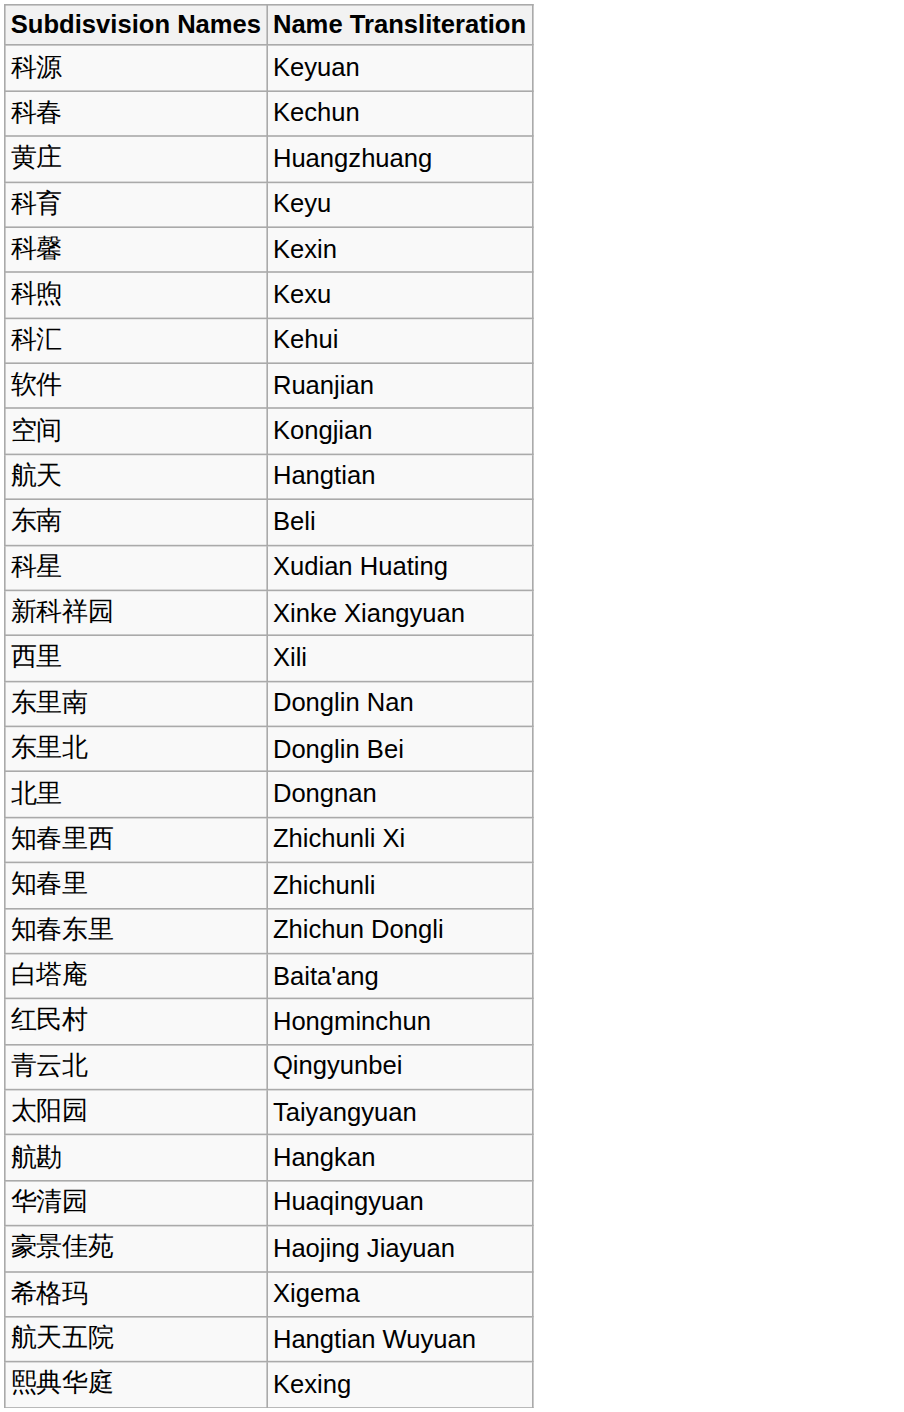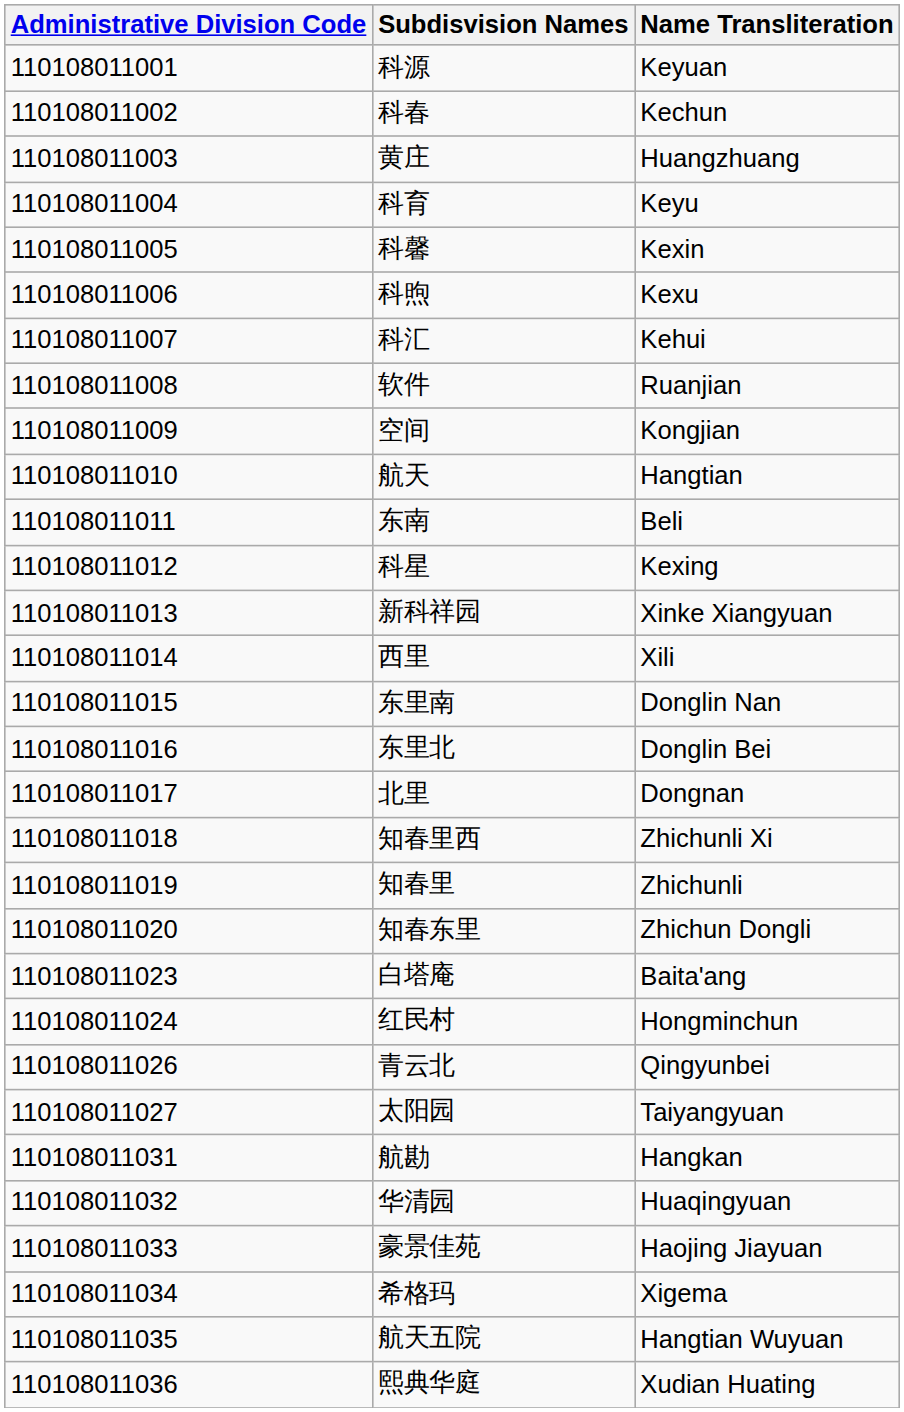+ column: (189, 24)
(360, 567) Xudian Huating -> (679, 567) Kexing
(312, 1384) Kexing -> (728, 1384) Xudian Huating
